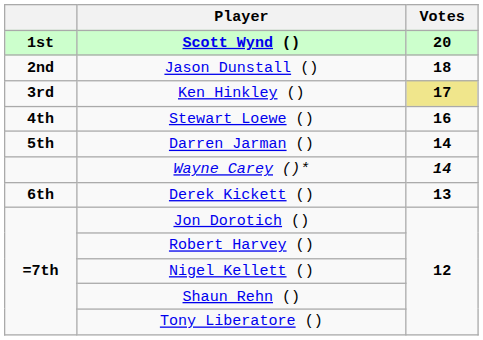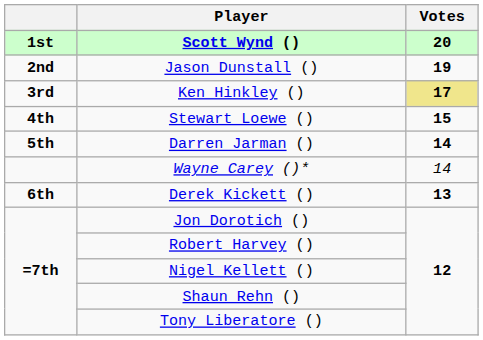(442, 68) 18 -> (442, 68) 19
(442, 118) 16 -> (442, 118) 15
(442, 169) bold -> (442, 169) normal
